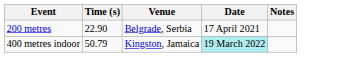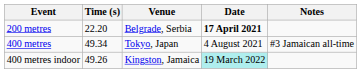(96, 28) 22.90 -> (96, 28) 22.20
(232, 28) normal -> (233, 28) bold
+ row: (29, 44)
(96, 44) 50.79 -> (96, 60) 49.26
